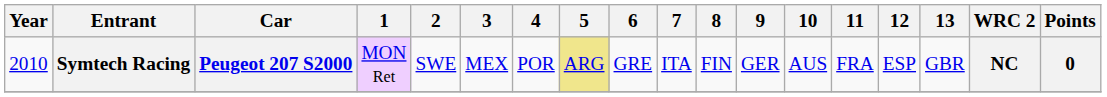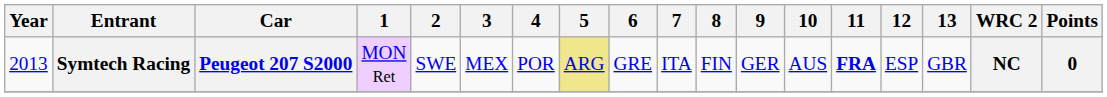(28, 64) 2010 -> (28, 64) 2013
(855, 64) normal -> (856, 64) bold
